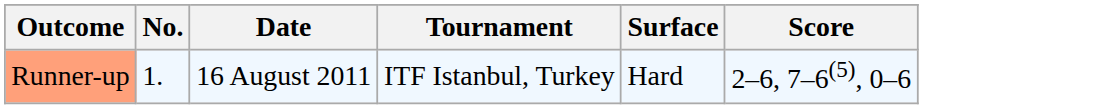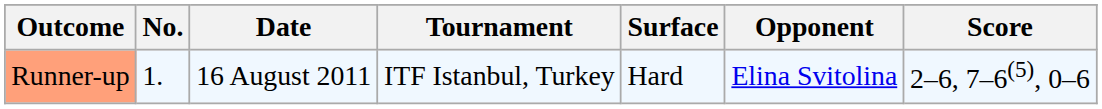+ column: (814, 26)
